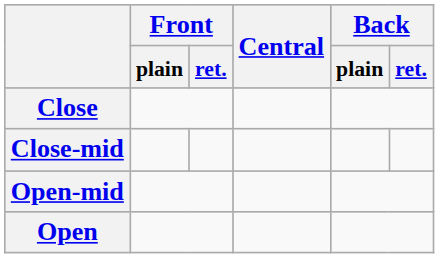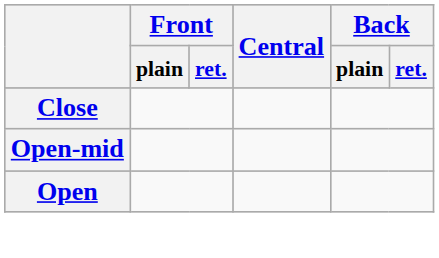- row: (67, 149)
